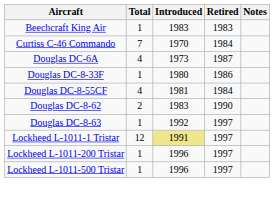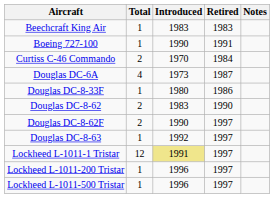+ row: (66, 43)
(140, 43) 7 -> (140, 59) 2
- row: (66, 91)
+ row: (66, 122)
